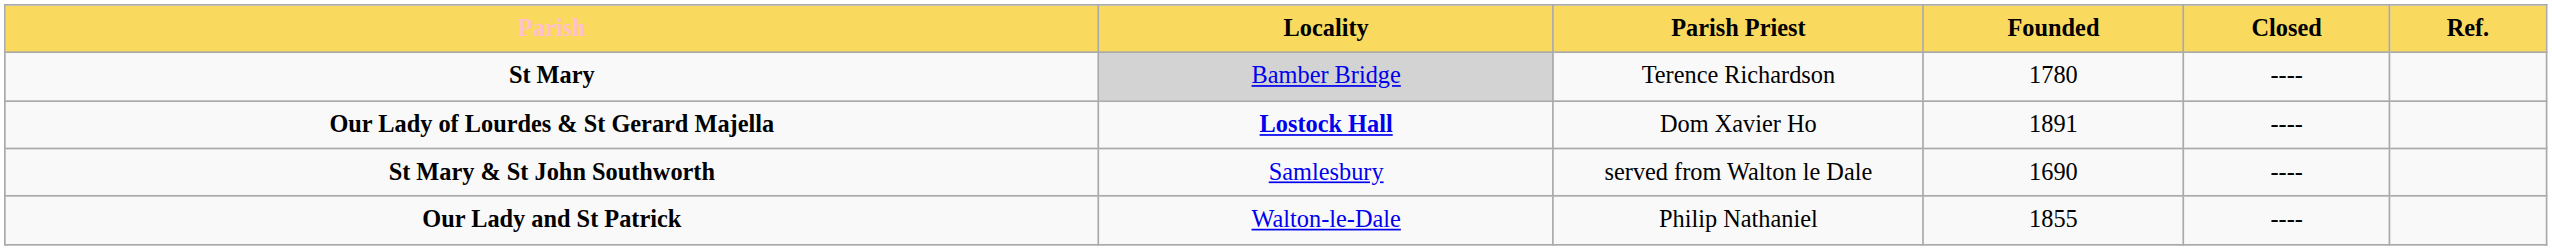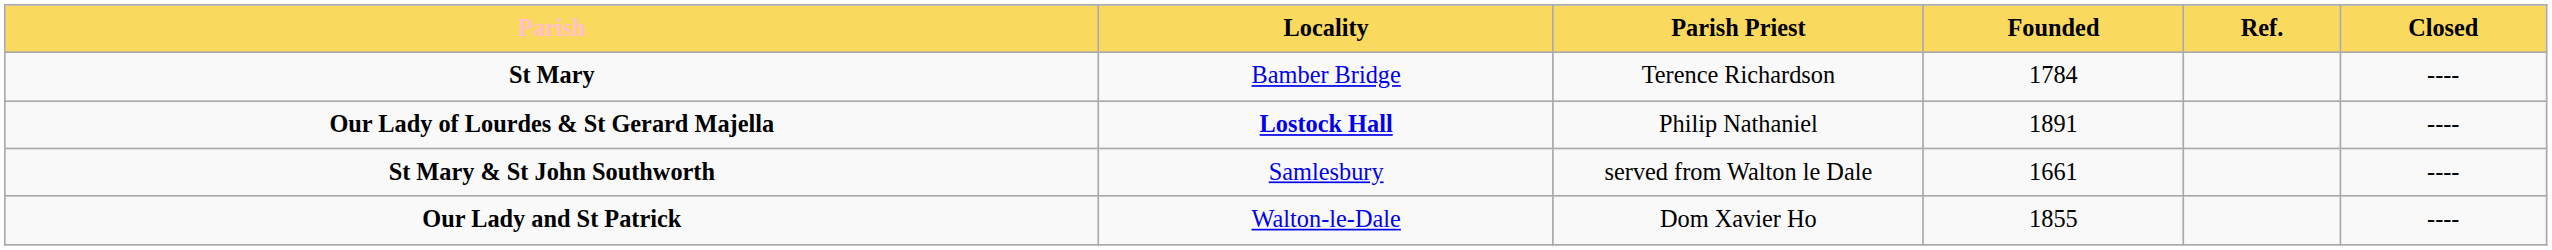columns swapped: (2287, 28) <-> (2468, 28)
(1326, 76) lightgrey background -> (1326, 76) no background
(2053, 76) 1780 -> (2053, 76) 1784
(1738, 124) Dom Xavier Ho -> (1738, 124) Philip Nathaniel
(2053, 172) 1690 -> (2053, 172) 1661
(1738, 219) Philip Nathaniel -> (1738, 219) Dom Xavier Ho
